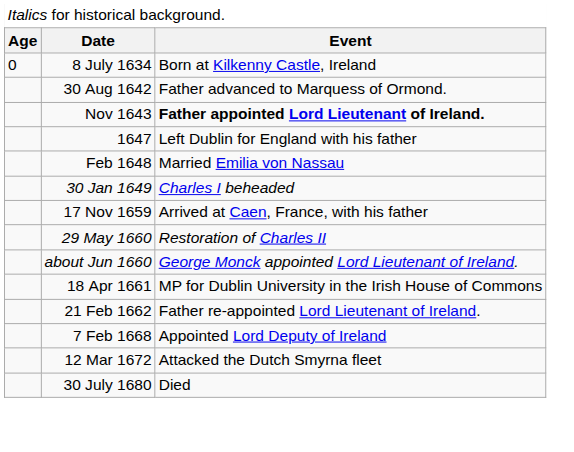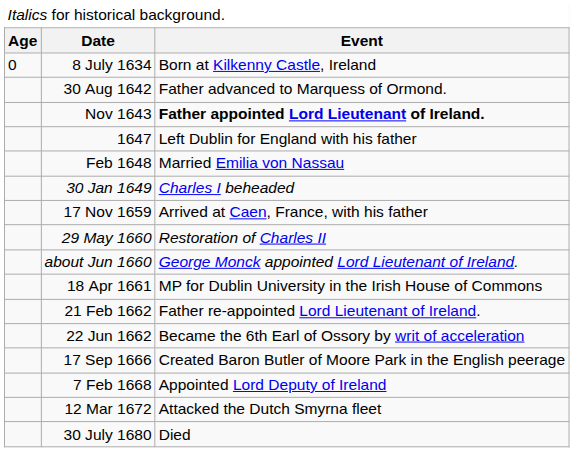+ row: (109, 335)
+ row: (108, 360)
